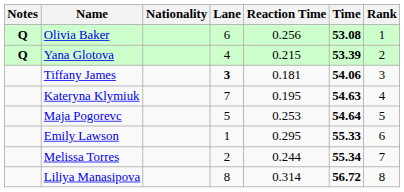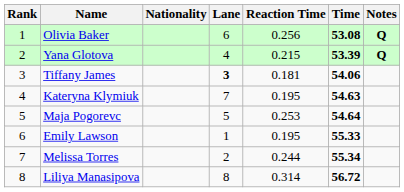columns swapped: (382, 14) <-> (23, 14)
(287, 136) 0.295 -> (286, 136) 0.195
